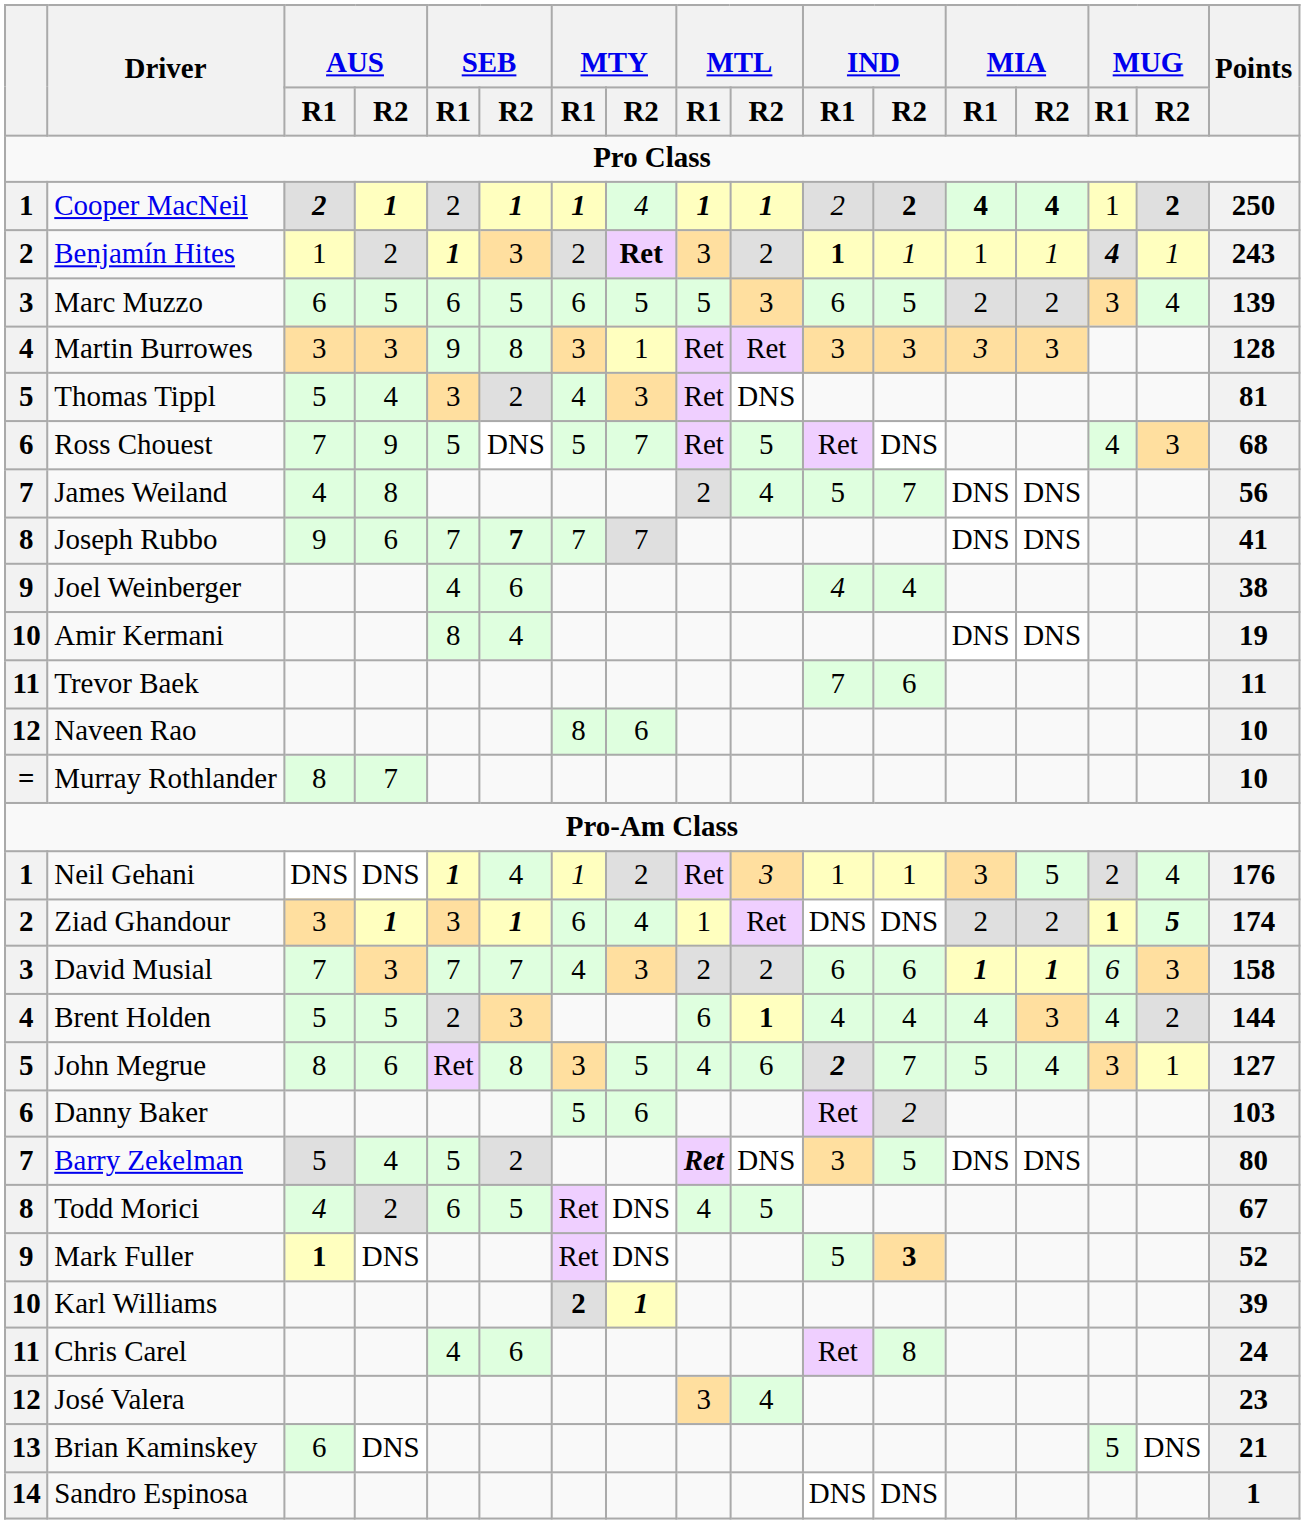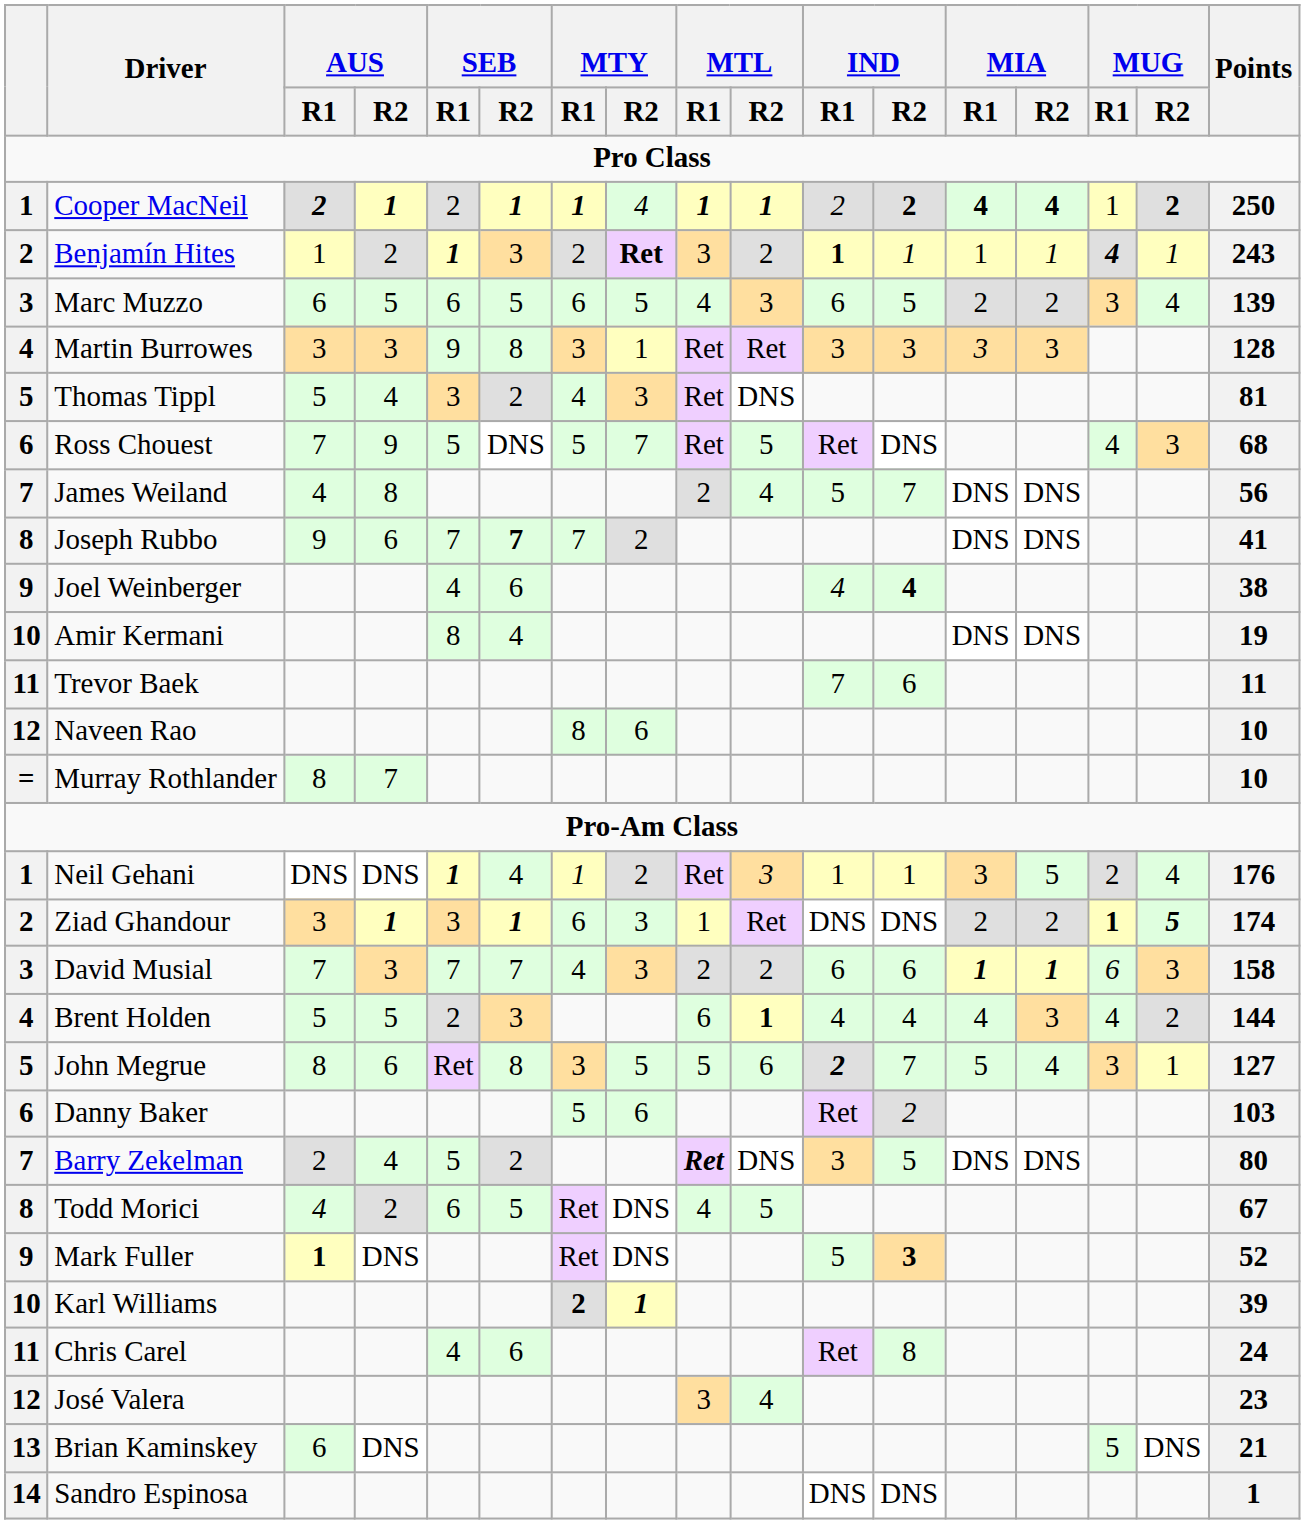(704, 301) 5 -> (704, 301) 4
(641, 540) 7 -> (641, 540) 2
(909, 588) normal -> (909, 588) bold
(641, 922) 4 -> (641, 922) 3
(704, 1065) 4 -> (704, 1065) 5
(319, 1160) 5 -> (319, 1160) 2
